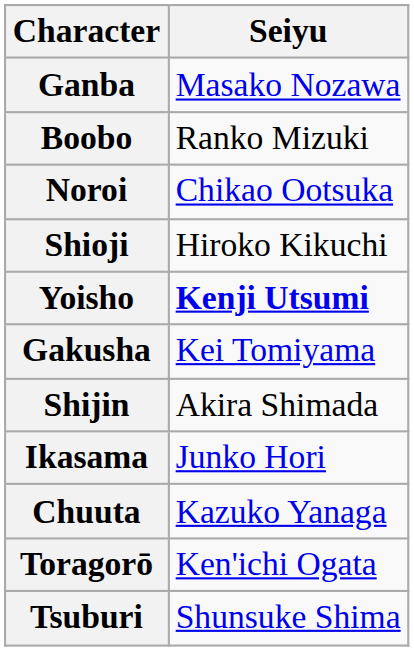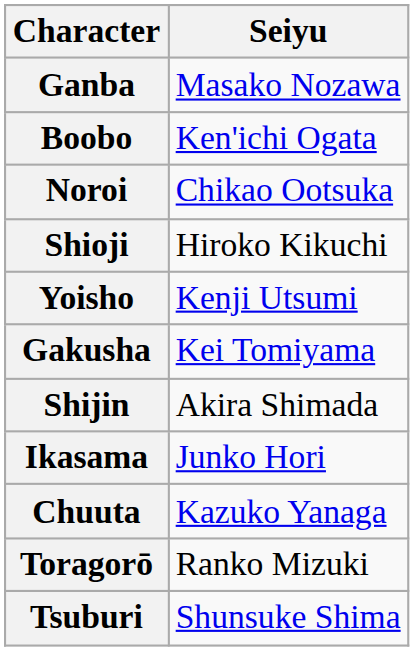(272, 137) Ranko Mizuki -> (276, 137) Ken'ichi Ogata
(272, 297) bold -> (267, 297) normal
(276, 564) Ken'ichi Ogata -> (272, 564) Ranko Mizuki
